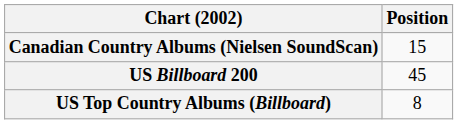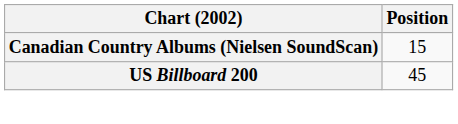- row: (193, 103)
